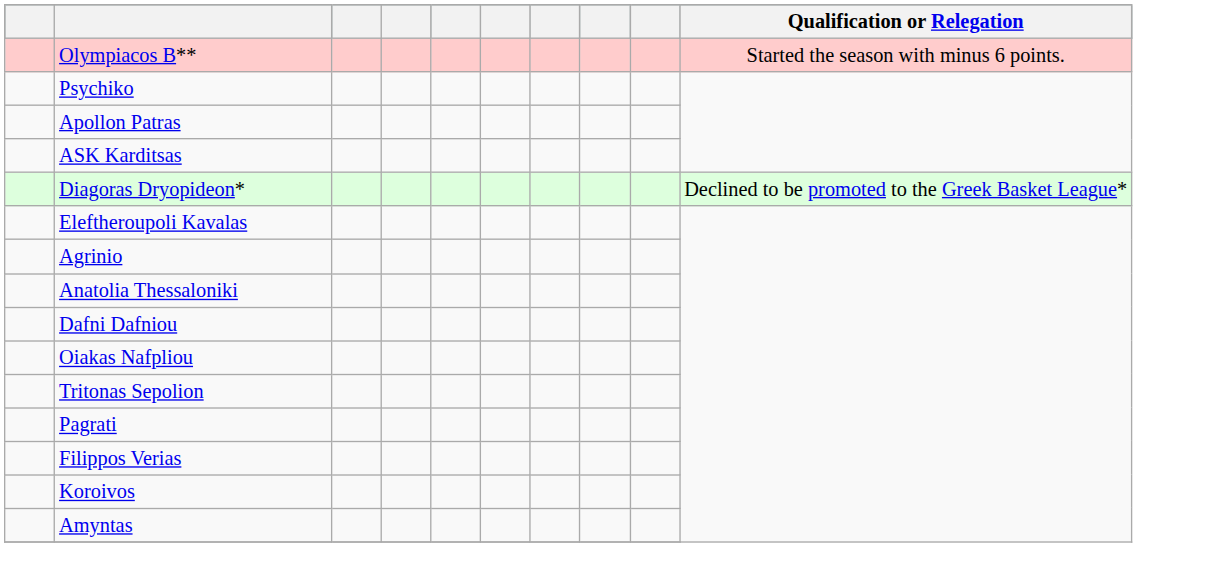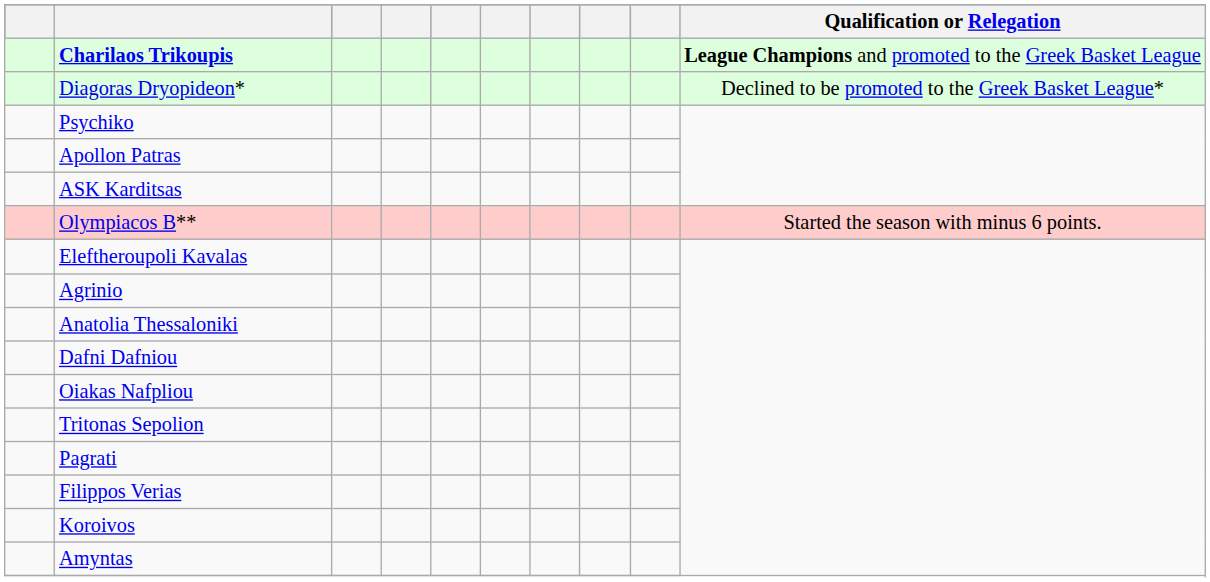+ row: (146, 55)
rows swapped: (152, 189) <-> (128, 55)
